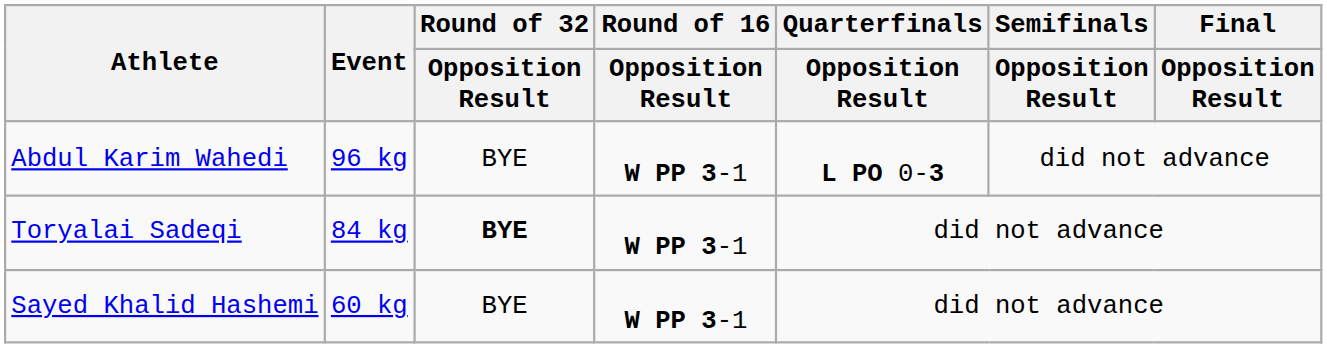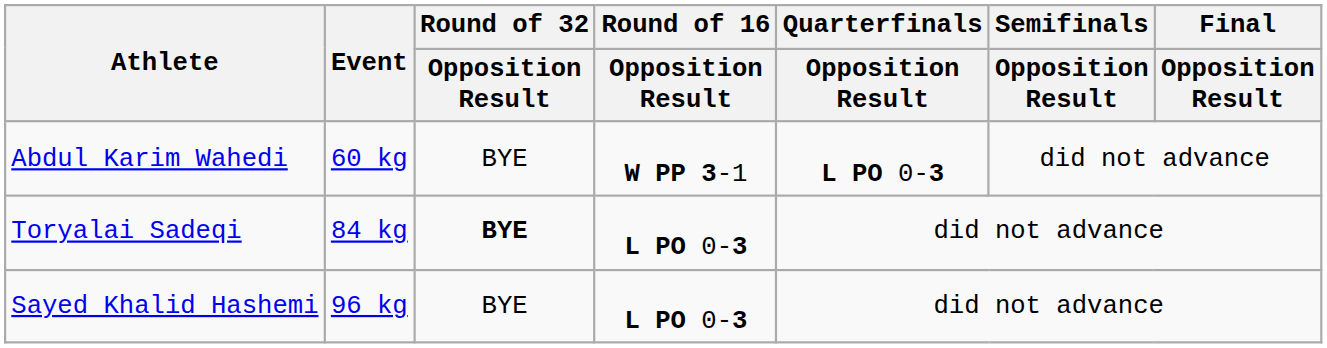(369, 158) 96 kg -> (369, 158) 60 kg
(686, 247) W PP 3-1 -> (686, 247) L PO 0-3
(369, 306) 60 kg -> (369, 306) 96 kg
(686, 321) W PP 3-1 -> (686, 321) L PO 0-3
